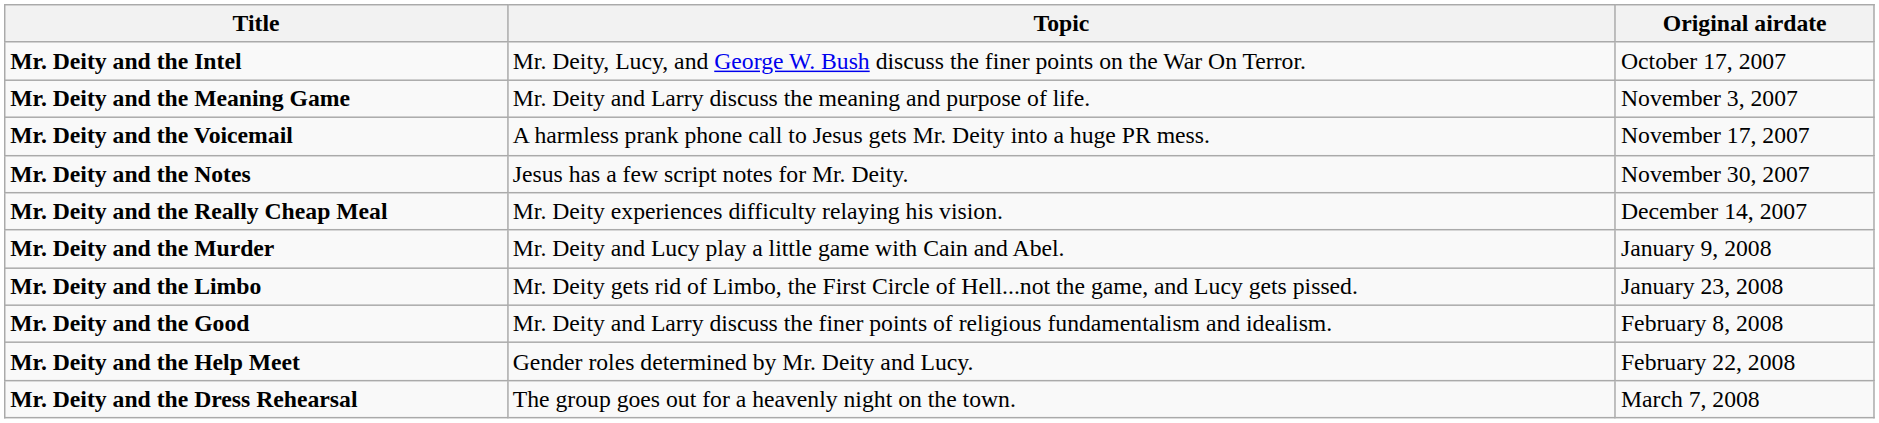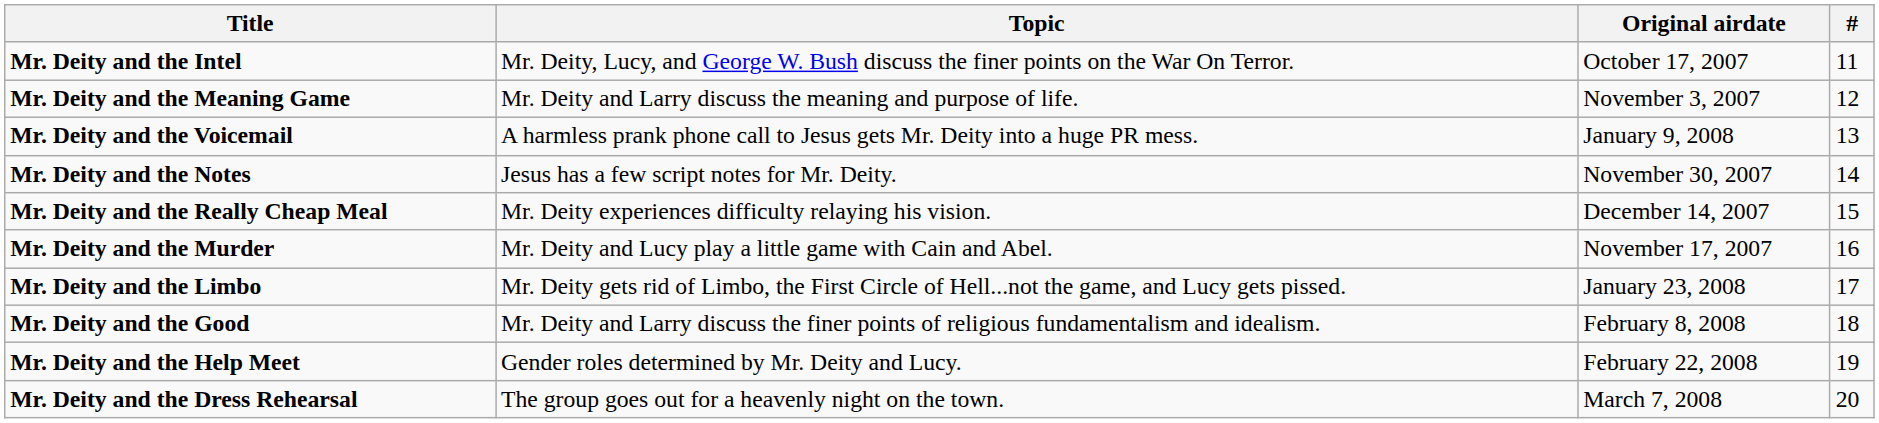+ column: (1852, 23)
(1715, 135) November 17, 2007 -> (1659, 135) January 9, 2008
(1696, 248) January 9, 2008 -> (1678, 248) November 17, 2007
